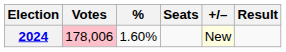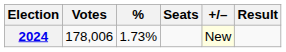(89, 36) pink background -> (89, 36) no background
(138, 36) 1.60% -> (138, 36) 1.73%
